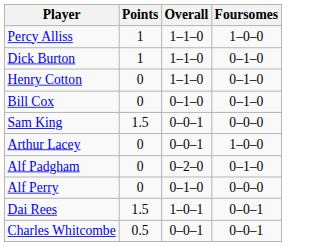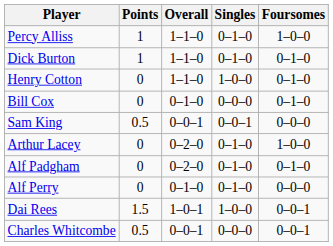+ column: (235, 15)
(140, 123) 1.5 -> (140, 123) 0.5
(186, 144) 0–0–1 -> (186, 144) 0–2–0
